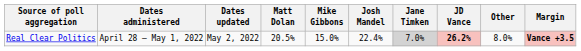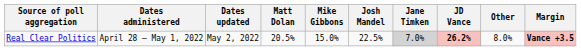(371, 38) 22.4% -> (371, 38) 22.5%
